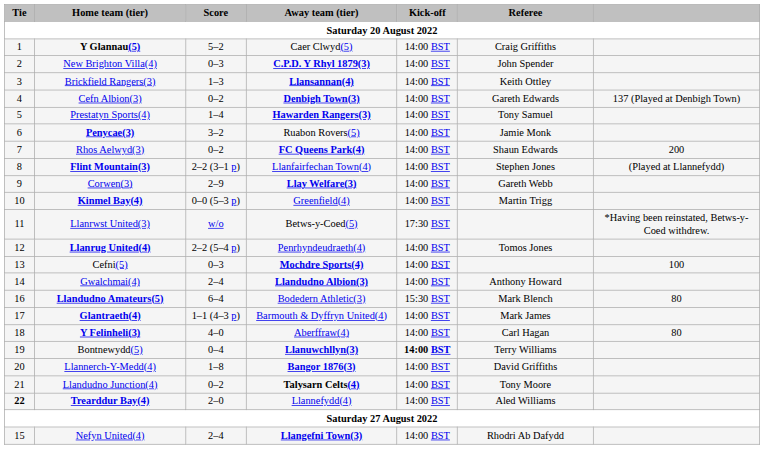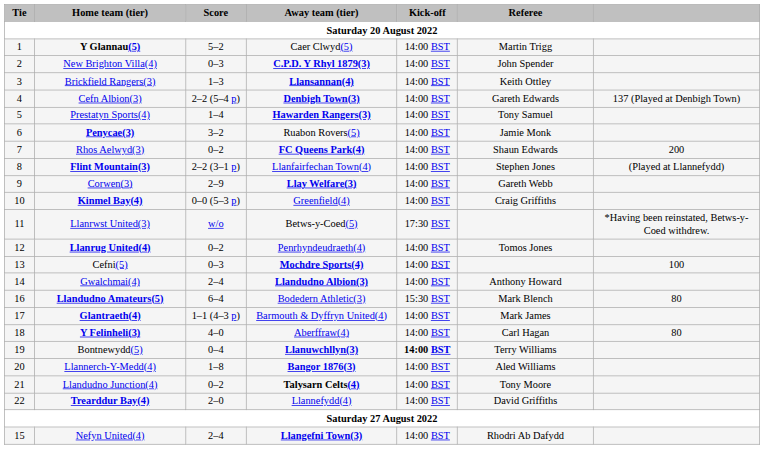(525, 47) Craig Griffiths -> (525, 47) Martin Trigg
(216, 98) 0–2 -> (216, 98) 2–2 (5–4 p)
(525, 201) Martin Trigg -> (525, 201) Craig Griffiths
(216, 247) 2–2 (5–4 p) -> (216, 247) 0–2
(525, 367) David Griffiths -> (525, 367) Aled Williams
(19, 401) bold -> (19, 401) normal
(525, 401) Aled Williams -> (525, 401) David Griffiths
